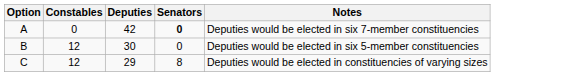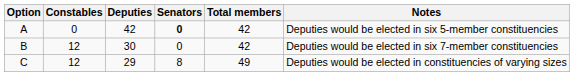+ column: (244, 12)
(343, 29) Deputies would be elected in six 7-member constituencies -> (422, 29) Deputies would be elected in six 5-member constituencies
(343, 46) Deputies would be elected in six 5-member constituencies -> (422, 46) Deputies would be elected in six 7-member constituencies
